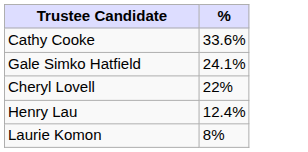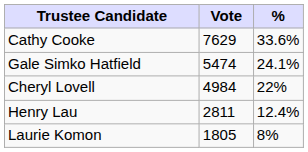+ column: (226, 16)
